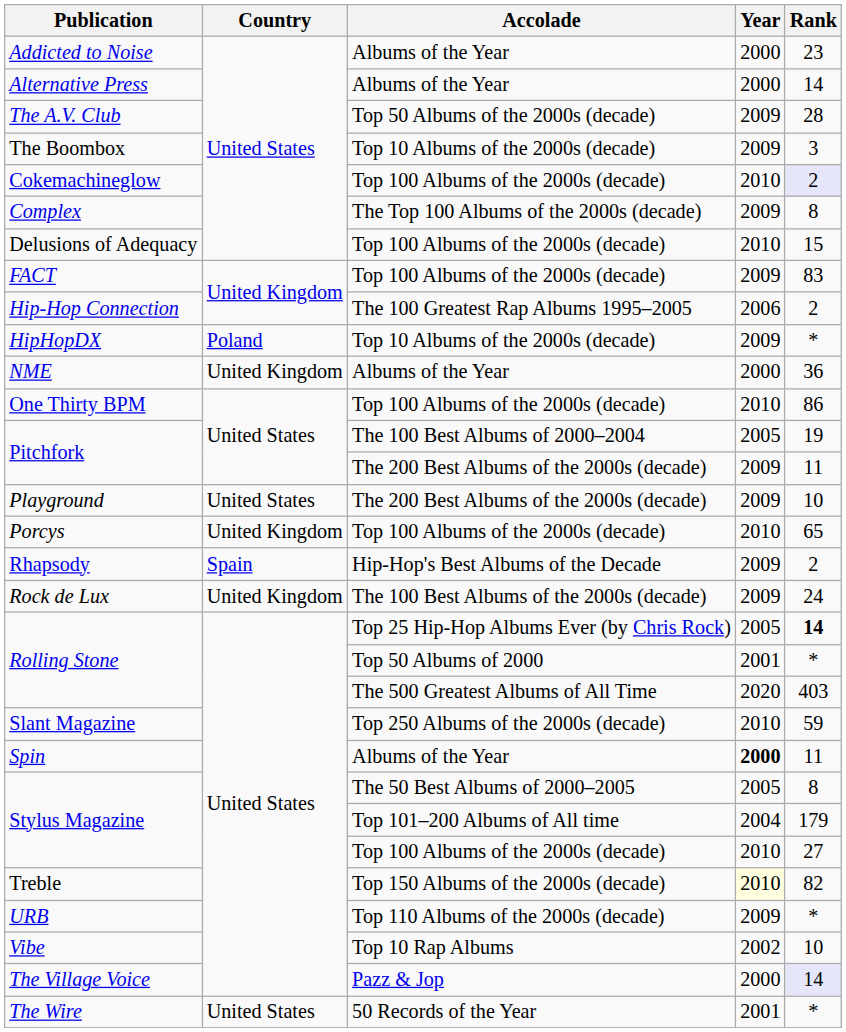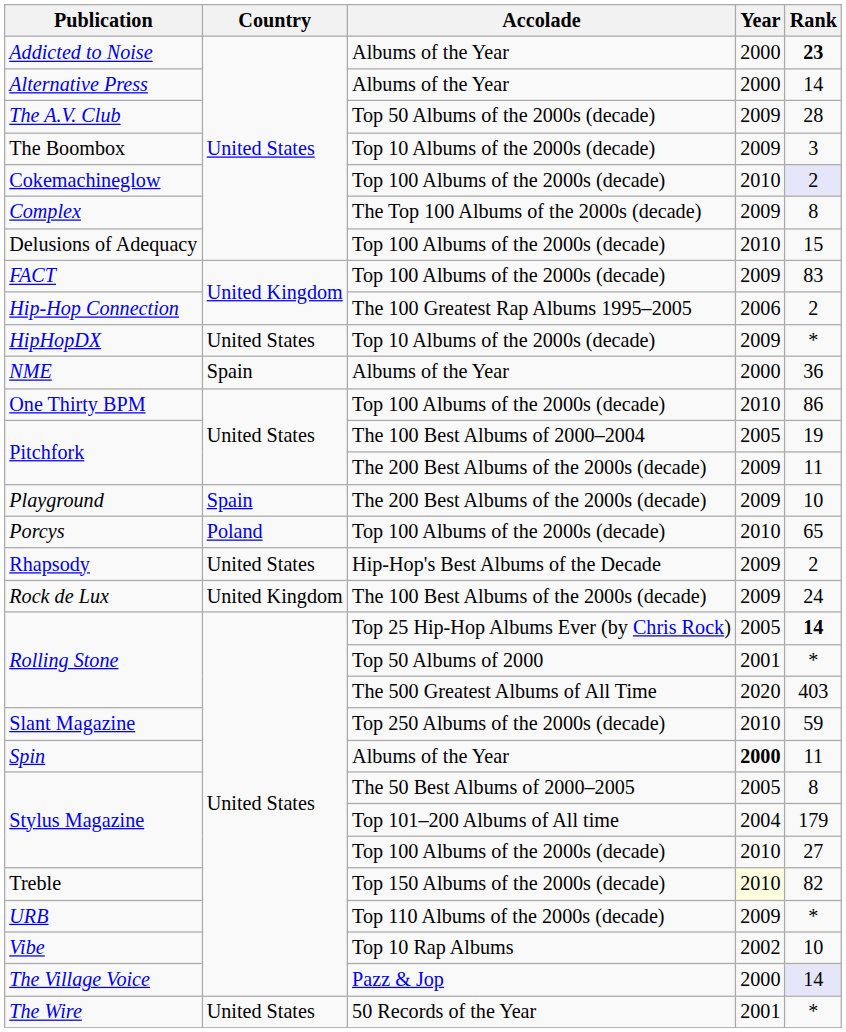(813, 52) normal -> (813, 52) bold
(235, 340) Poland -> (261, 340) United States
(275, 372) United Kingdom -> (230, 372) Spain
(261, 500) United States -> (230, 500) Spain
(275, 532) United Kingdom -> (235, 532) Poland
(230, 564) Spain -> (261, 564) United States
